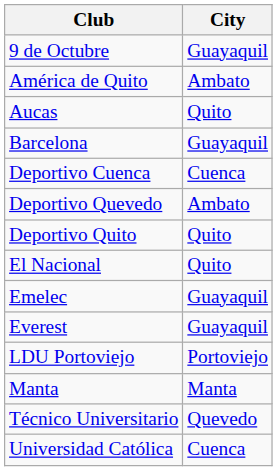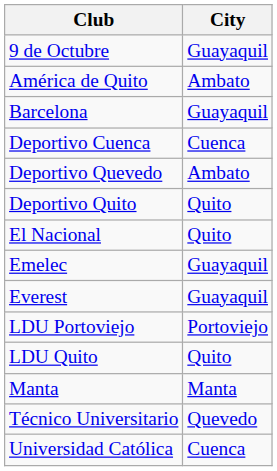- row: (33, 111)
+ row: (53, 357)
